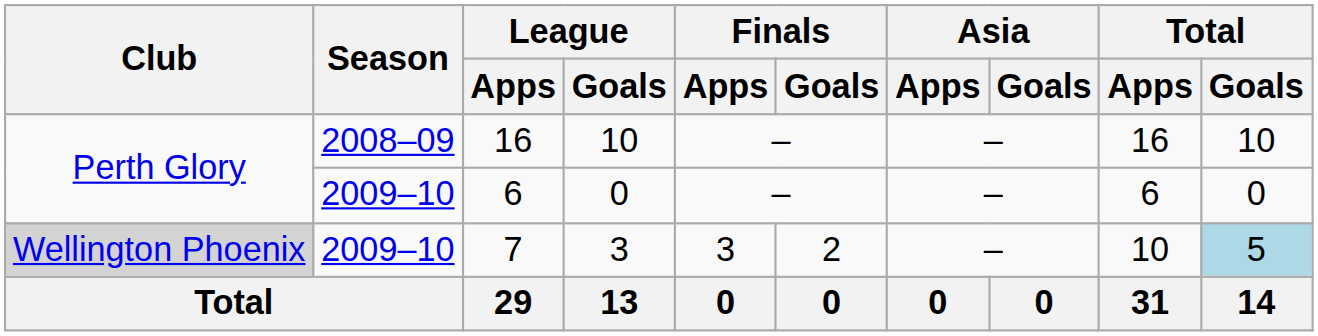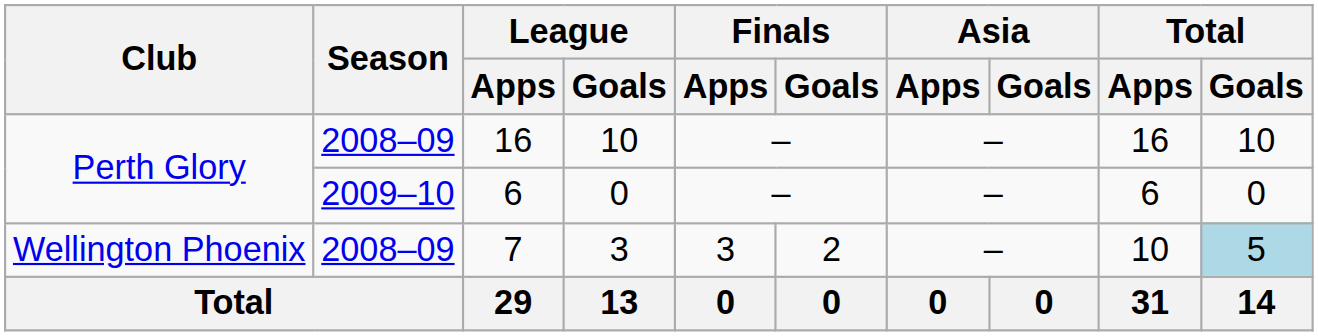(159, 248) lightgrey background -> (159, 248) no background
(388, 248) 2009–10 -> (388, 248) 2008–09
